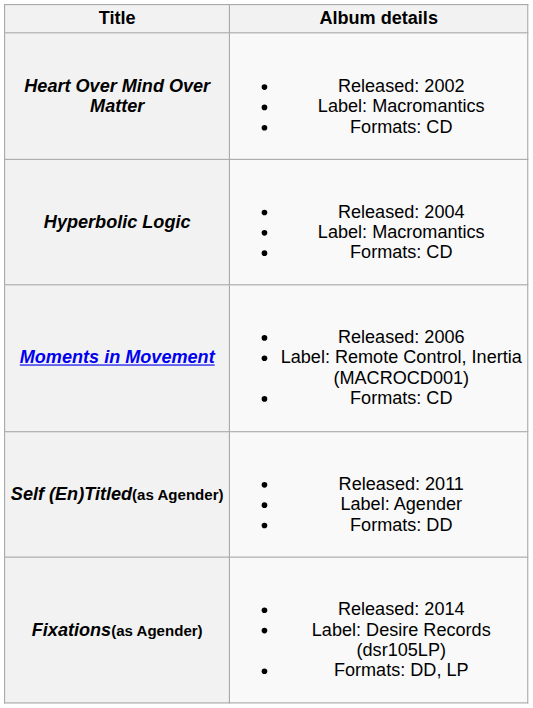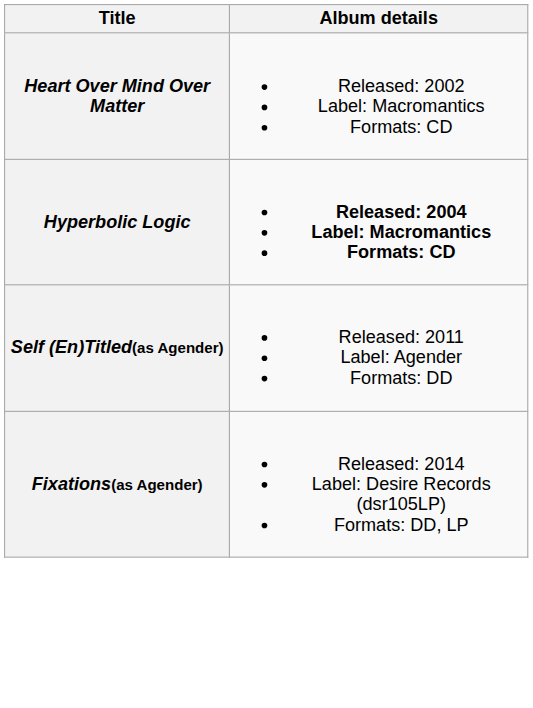(379, 232) normal -> (379, 232) bold
- row: (117, 357)
